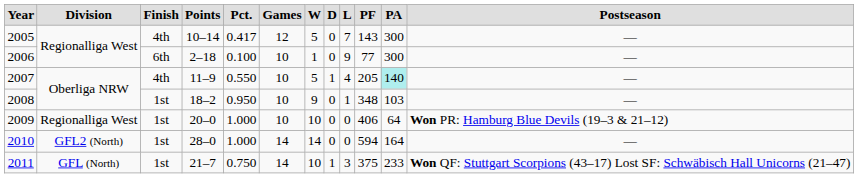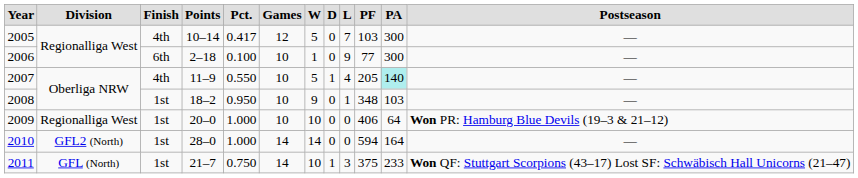(368, 36) 143 -> (368, 36) 103
